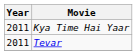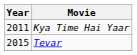(18, 42) 2011 -> (18, 42) 2015
